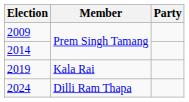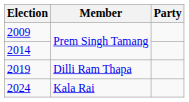(74, 69) Kala Rai -> (92, 69) Dilli Ram Thapa
(92, 87) Dilli Ram Thapa -> (74, 87) Kala Rai
